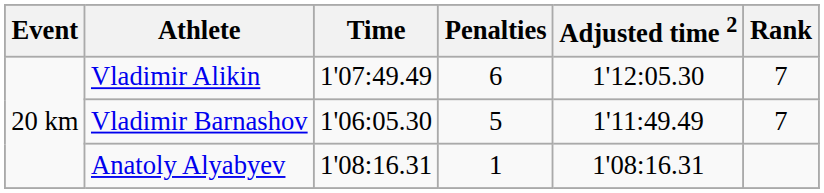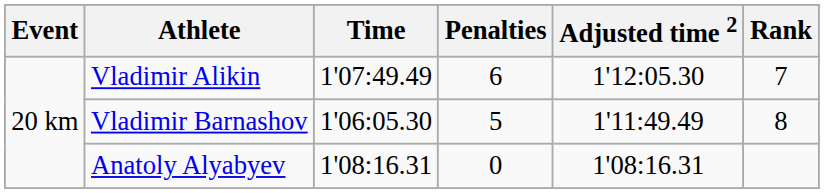(781, 121) 7 -> (781, 121) 8
(496, 165) 1 -> (496, 165) 0
